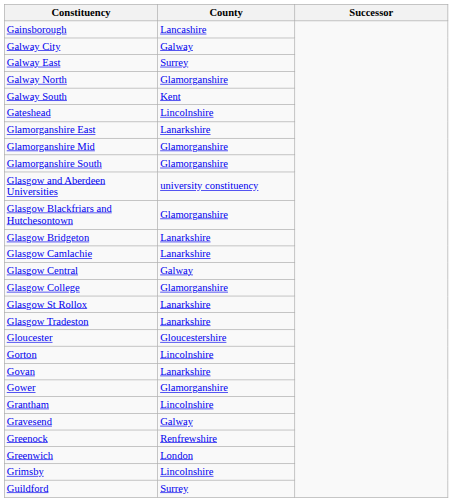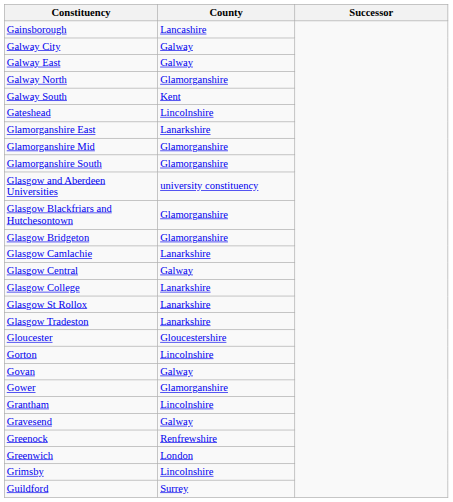(174, 63) Surrey -> (177, 63) Galway
(185, 237) Lanarkshire -> (194, 237) Glamorganshire
(194, 287) Glamorganshire -> (185, 287) Lanarkshire
(185, 371) Lanarkshire -> (177, 371) Galway
